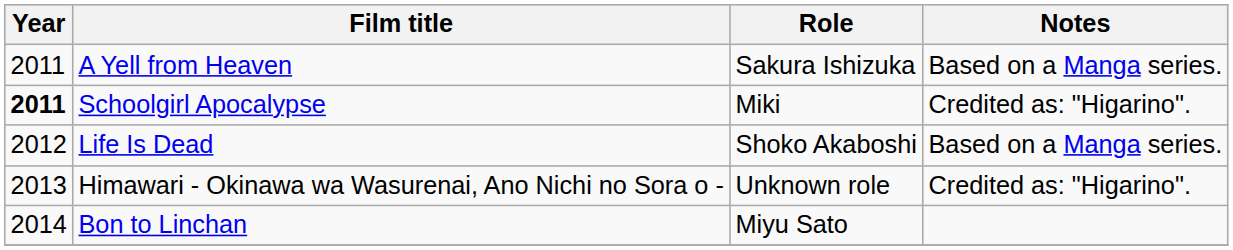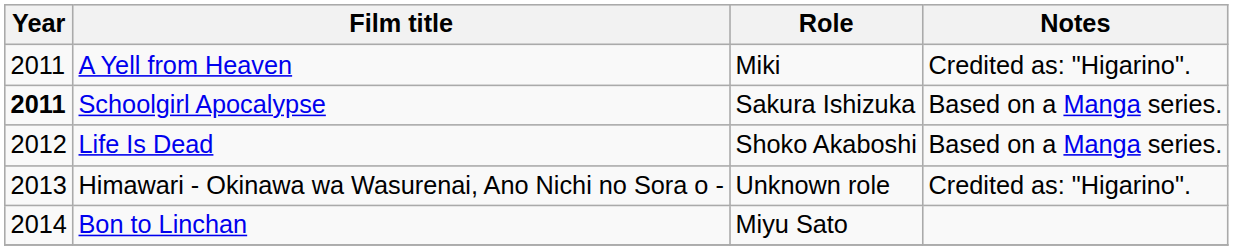(825, 64) Sakura Ishizuka -> (758, 64) Miki
(1075, 64) Based on a Manga series. -> (1060, 64) Credited as: "Higarino".
(758, 104) Miki -> (825, 104) Sakura Ishizuka
(1060, 104) Credited as: "Higarino". -> (1075, 104) Based on a Manga series.
